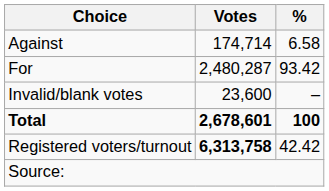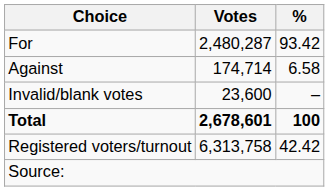rows swapped: (21, 69) <-> (35, 43)
(235, 146) bold -> (235, 146) normal
